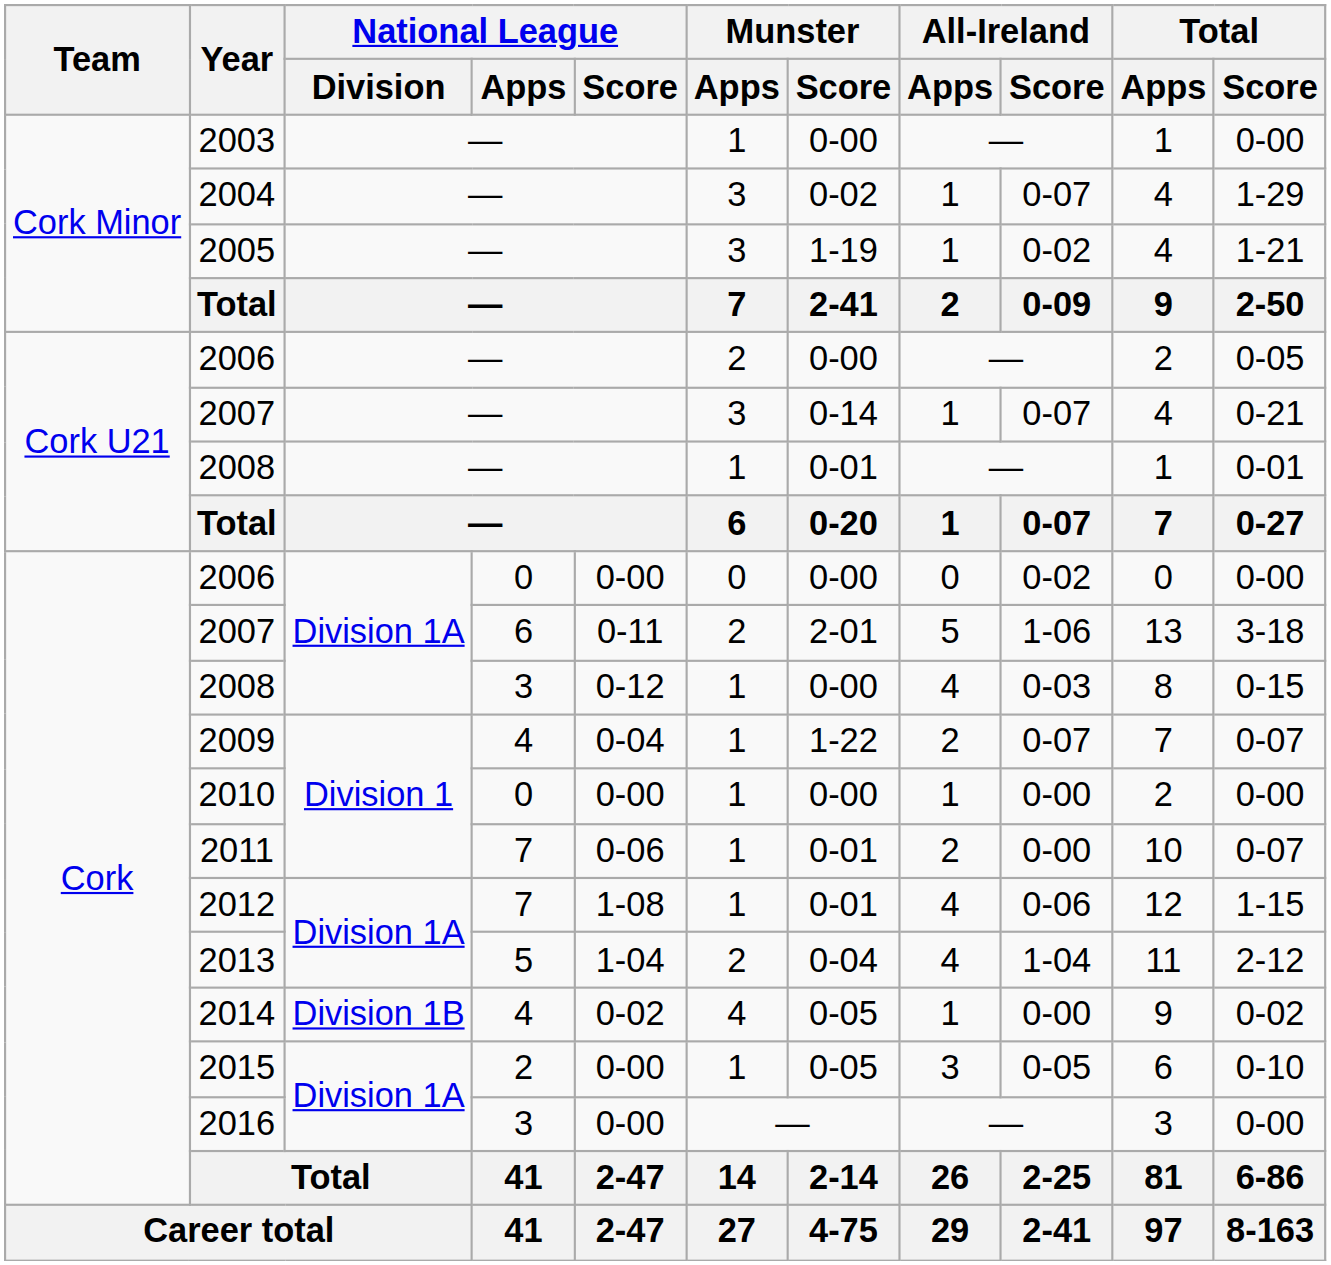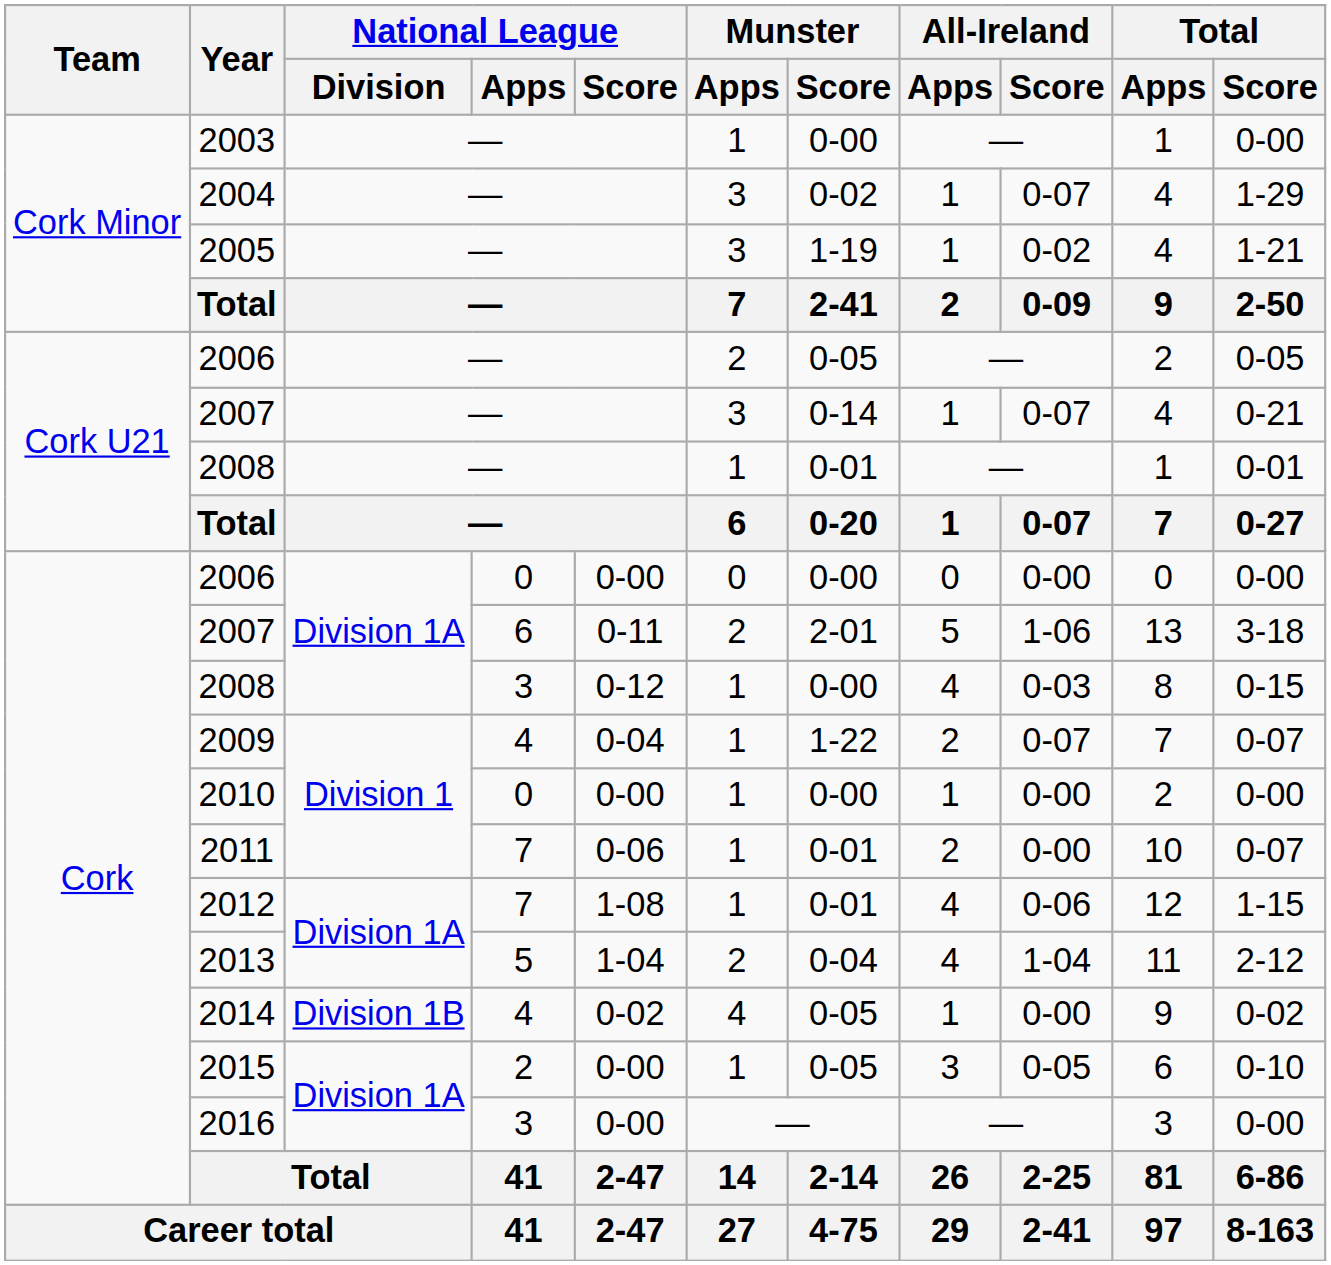(843, 359) 0-00 -> (843, 359) 0-05
(1057, 577) 0-02 -> (1057, 577) 0-00
